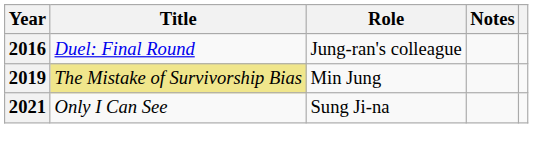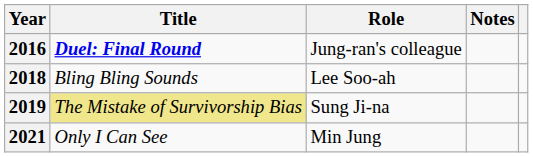(125, 48) normal -> (128, 48) bold
+ row: (27, 78)
(346, 78) Min Jung -> (350, 107) Sung Ji-na
(350, 107) Sung Ji-na -> (346, 136) Min Jung
